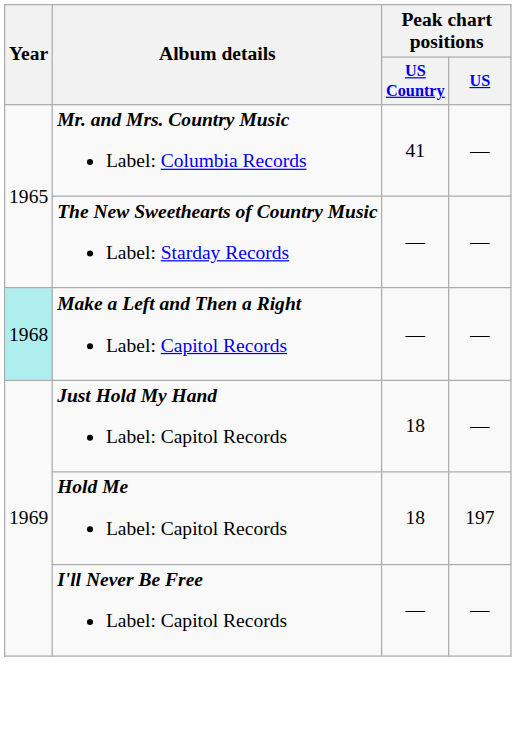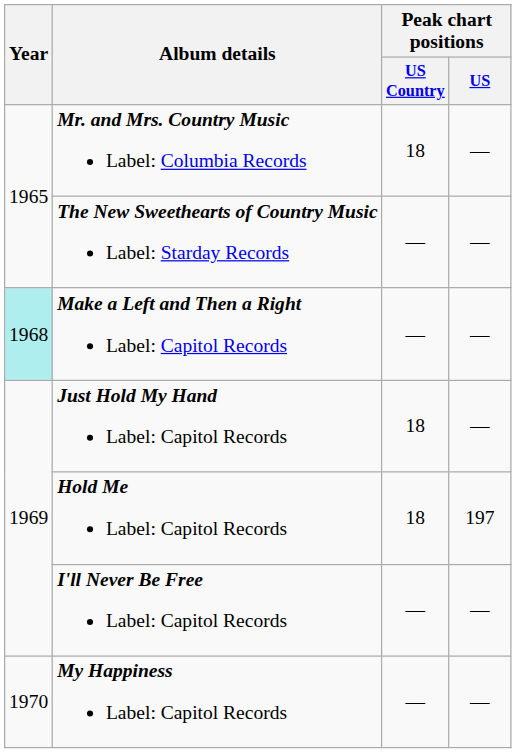(415, 150) 41 -> (415, 150) 18
+ row: (217, 692)
